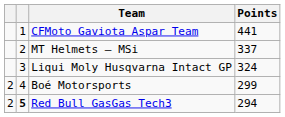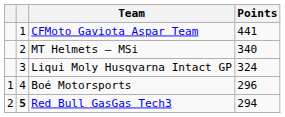(247, 50) 337 -> (247, 50) 340
(10, 86) 2 -> (10, 86) 1
(247, 86) 299 -> (247, 86) 296
